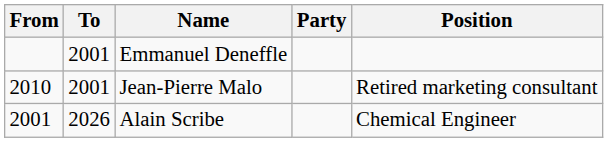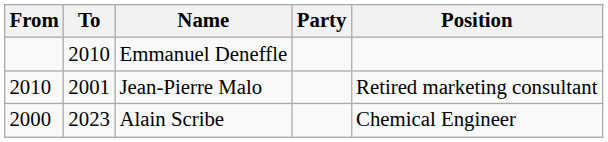(89, 53) 2001 -> (89, 53) 2010
(30, 119) 2001 -> (30, 119) 2000
(89, 119) 2026 -> (89, 119) 2023
